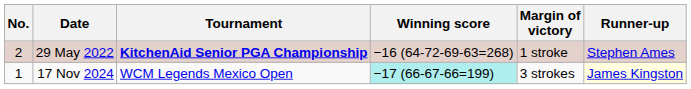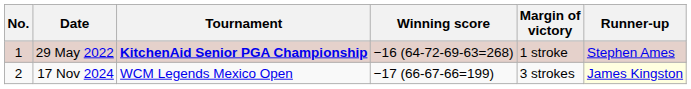(18, 52) 2 -> (18, 52) 1
(18, 73) 1 -> (18, 73) 2
(434, 73) paleturquoise background -> (434, 73) no background
